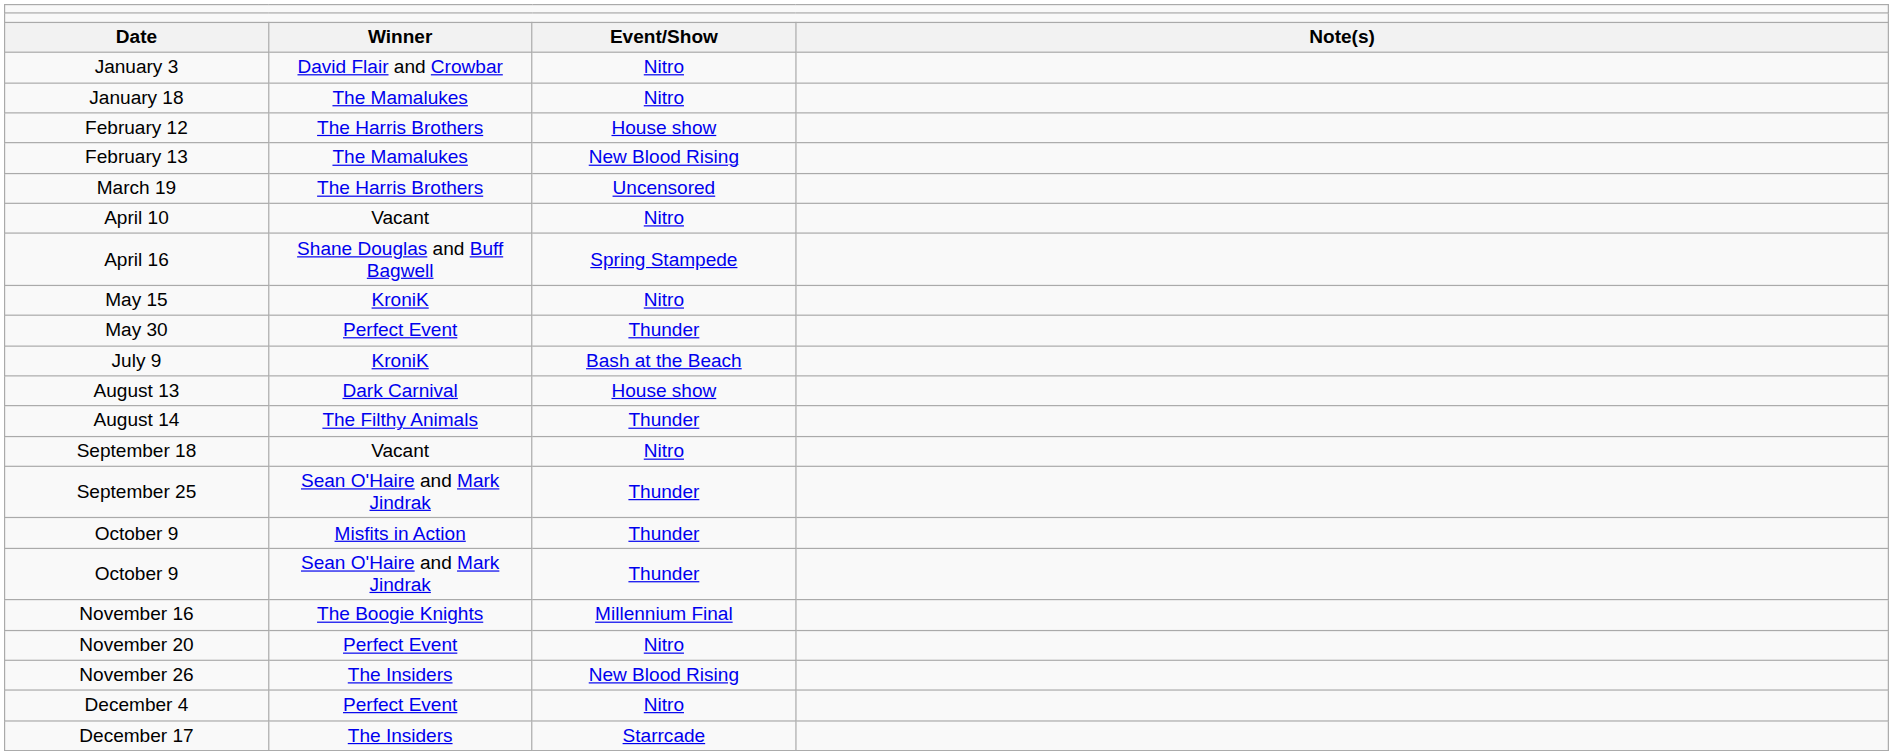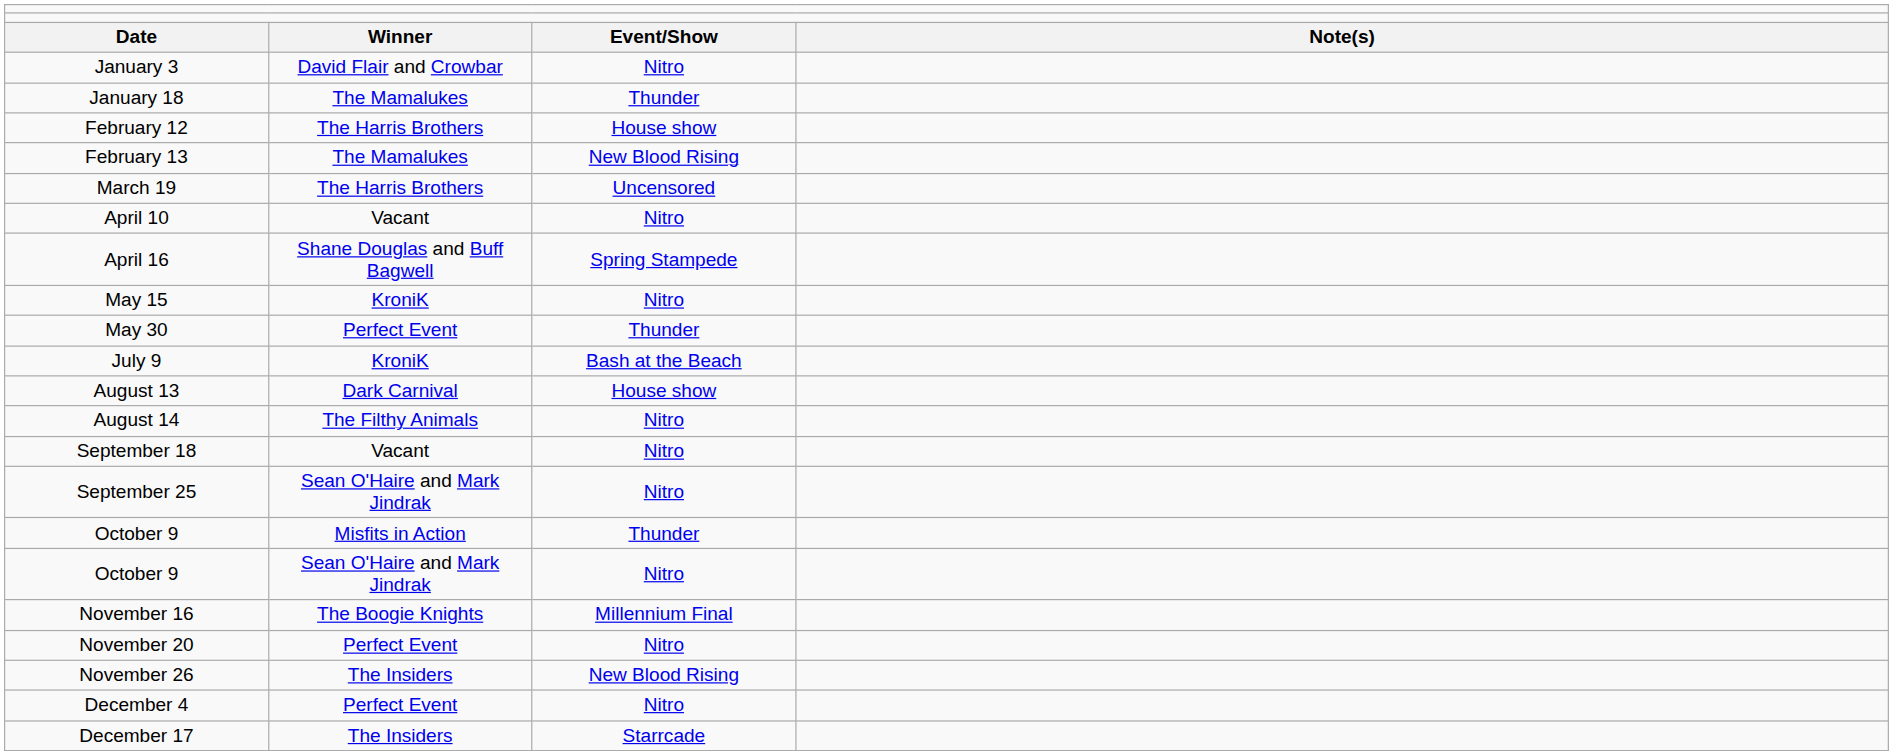(664, 97) Nitro -> (664, 97) Thunder
(664, 420) Thunder -> (664, 420) Nitro
(664, 492) Thunder -> (664, 492) Nitro
(664, 573) Thunder -> (664, 573) Nitro
